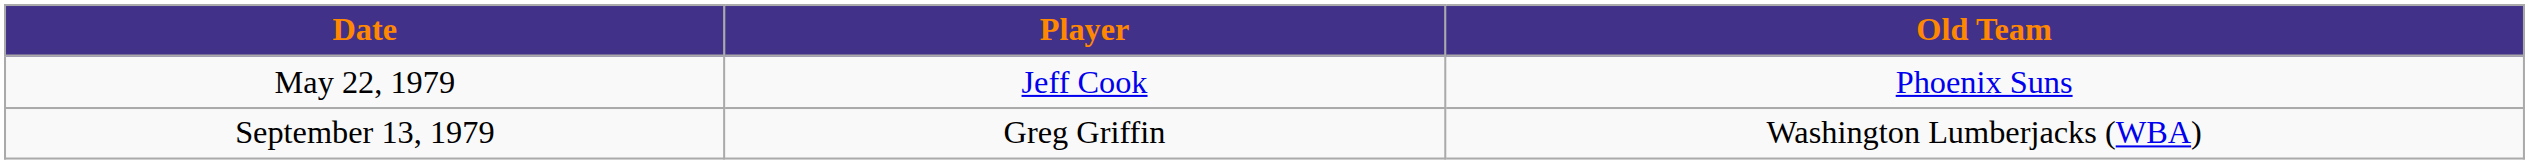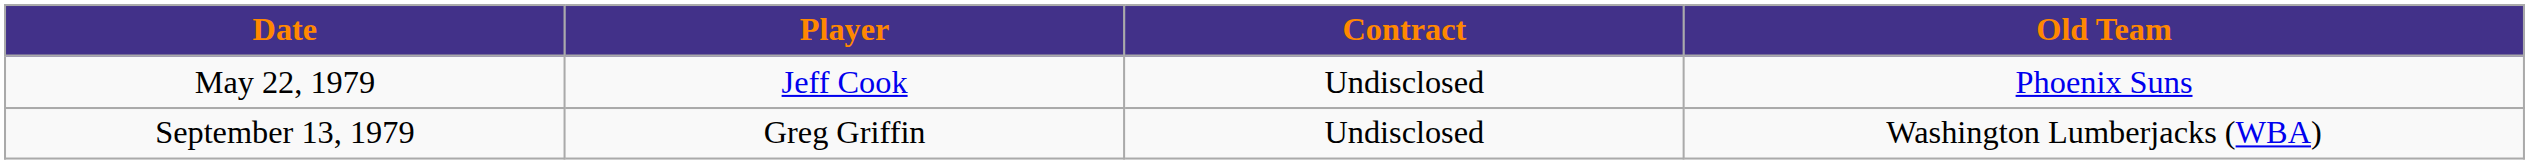+ column: (1404, 30)
